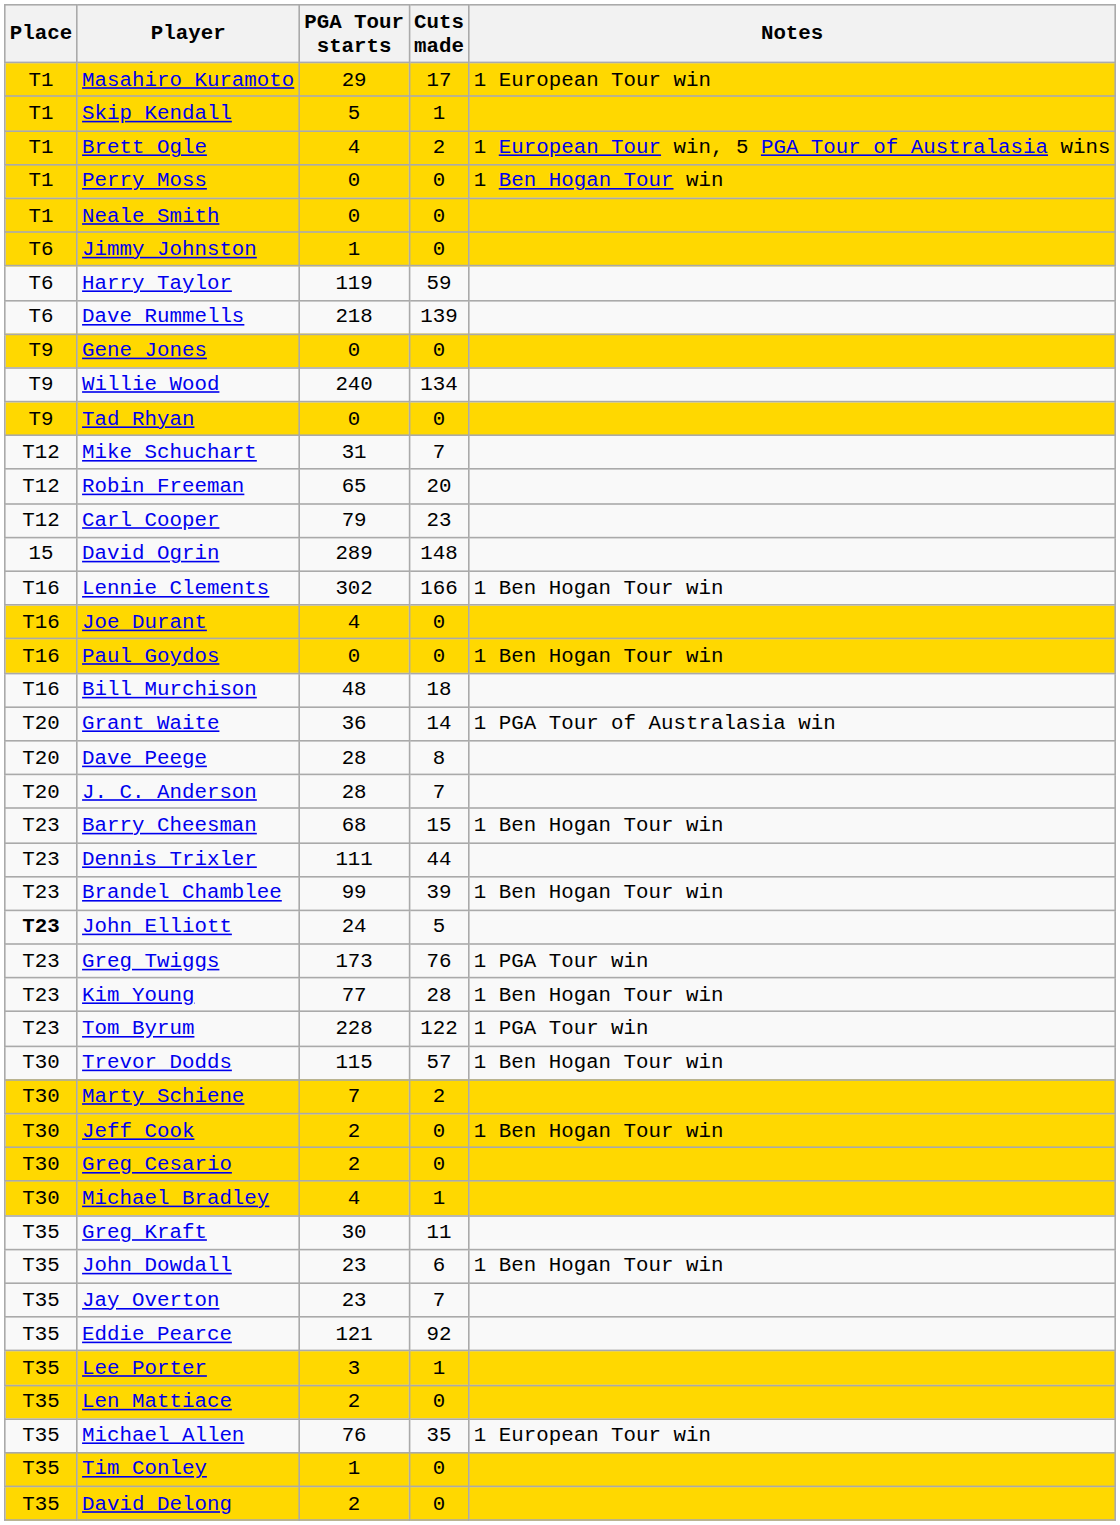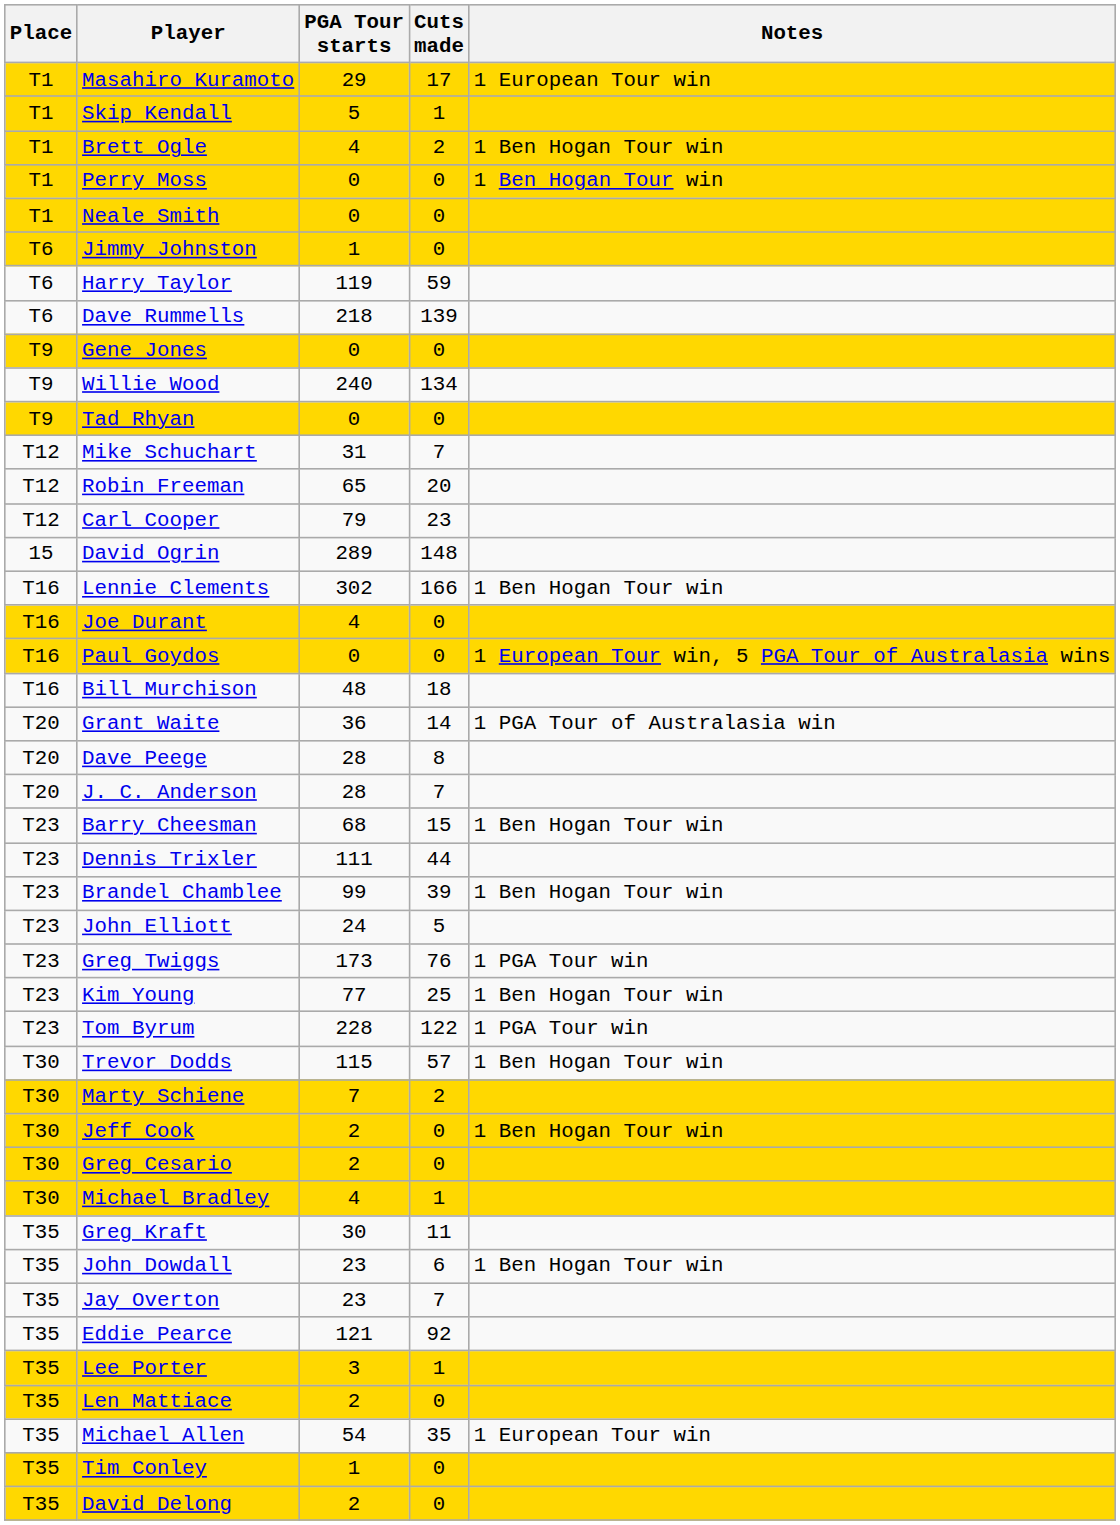(792, 147) 1 European Tour win, 5 PGA Tour of Australasia wins -> (599, 147) 1 Ben Hogan Tour win
(599, 656) 1 Ben Hogan Tour win -> (792, 656) 1 European Tour win, 5 PGA Tour of Australasia wins
(41, 927) bold -> (41, 927) normal
(439, 995) 28 -> (439, 995) 25
(354, 1436) 76 -> (354, 1436) 54
